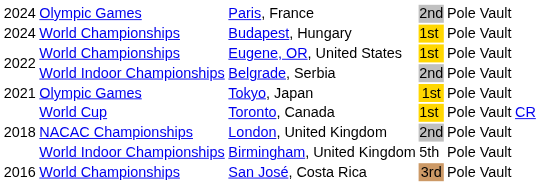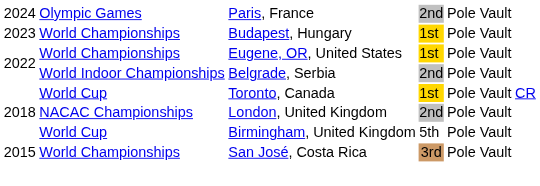(20, 33) 2024 -> (20, 33) 2023
- row: (271, 93)
(132, 152) World Indoor Championships -> (73, 132) World Cup
(20, 172) 2016 -> (20, 152) 2015
